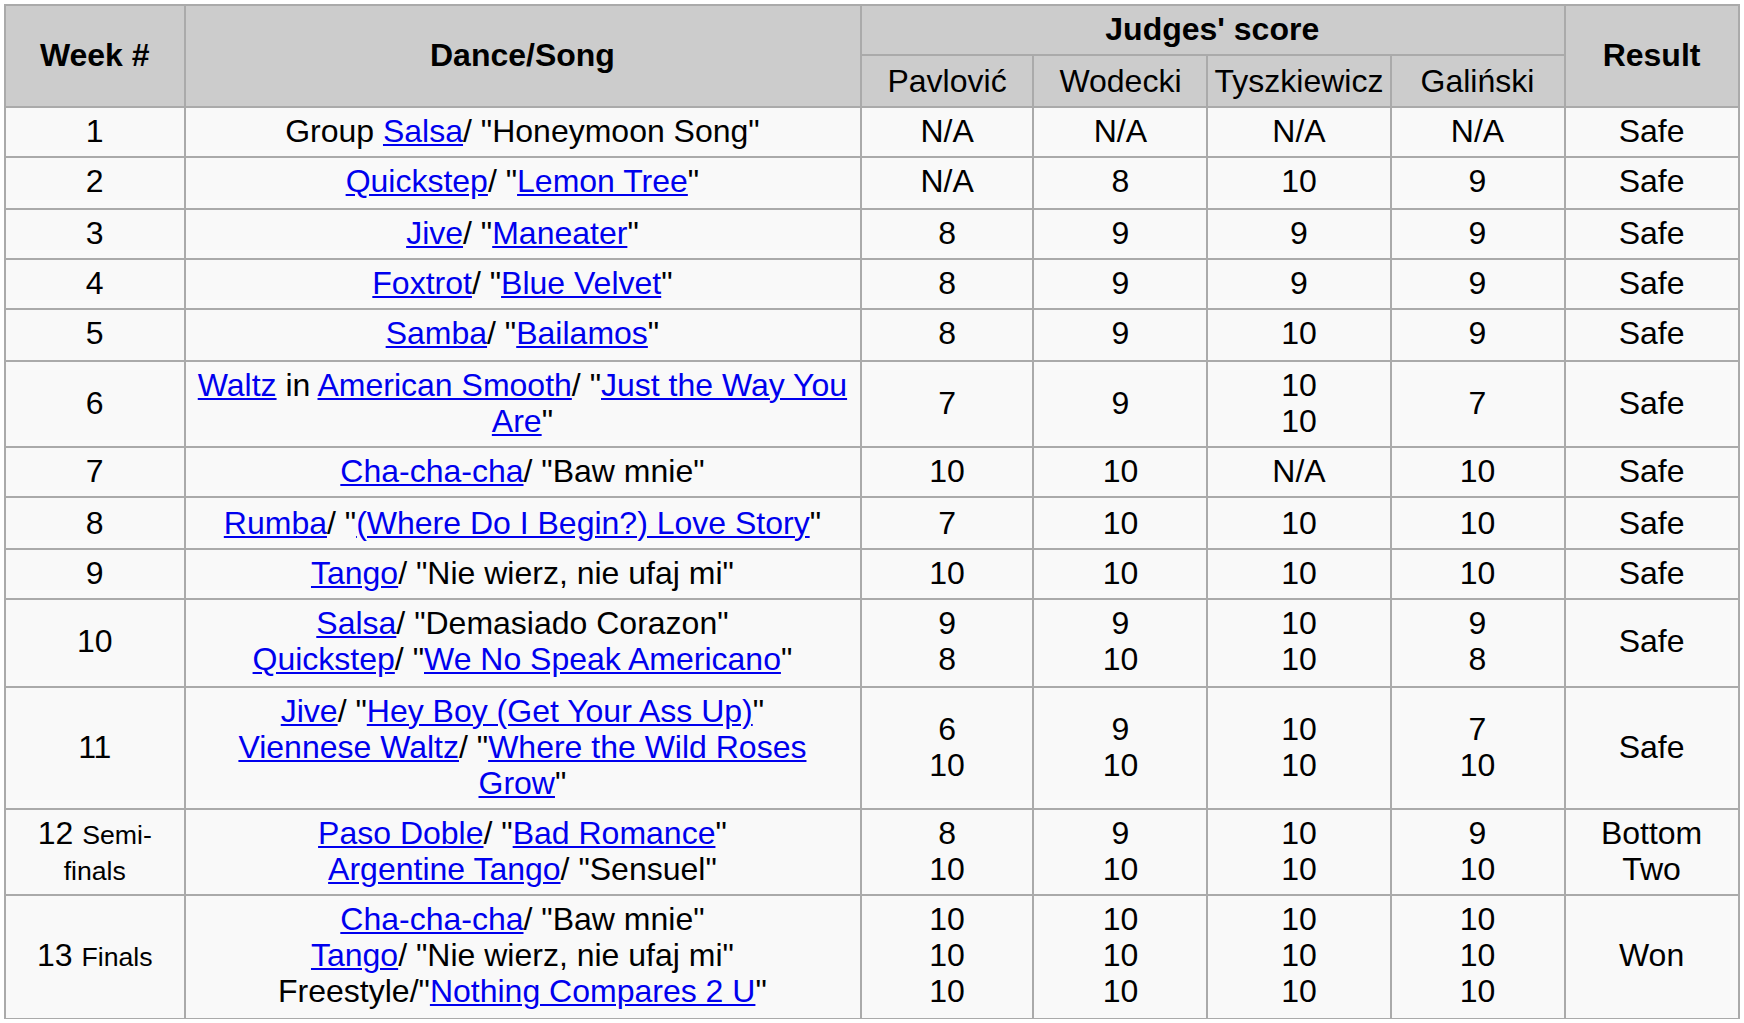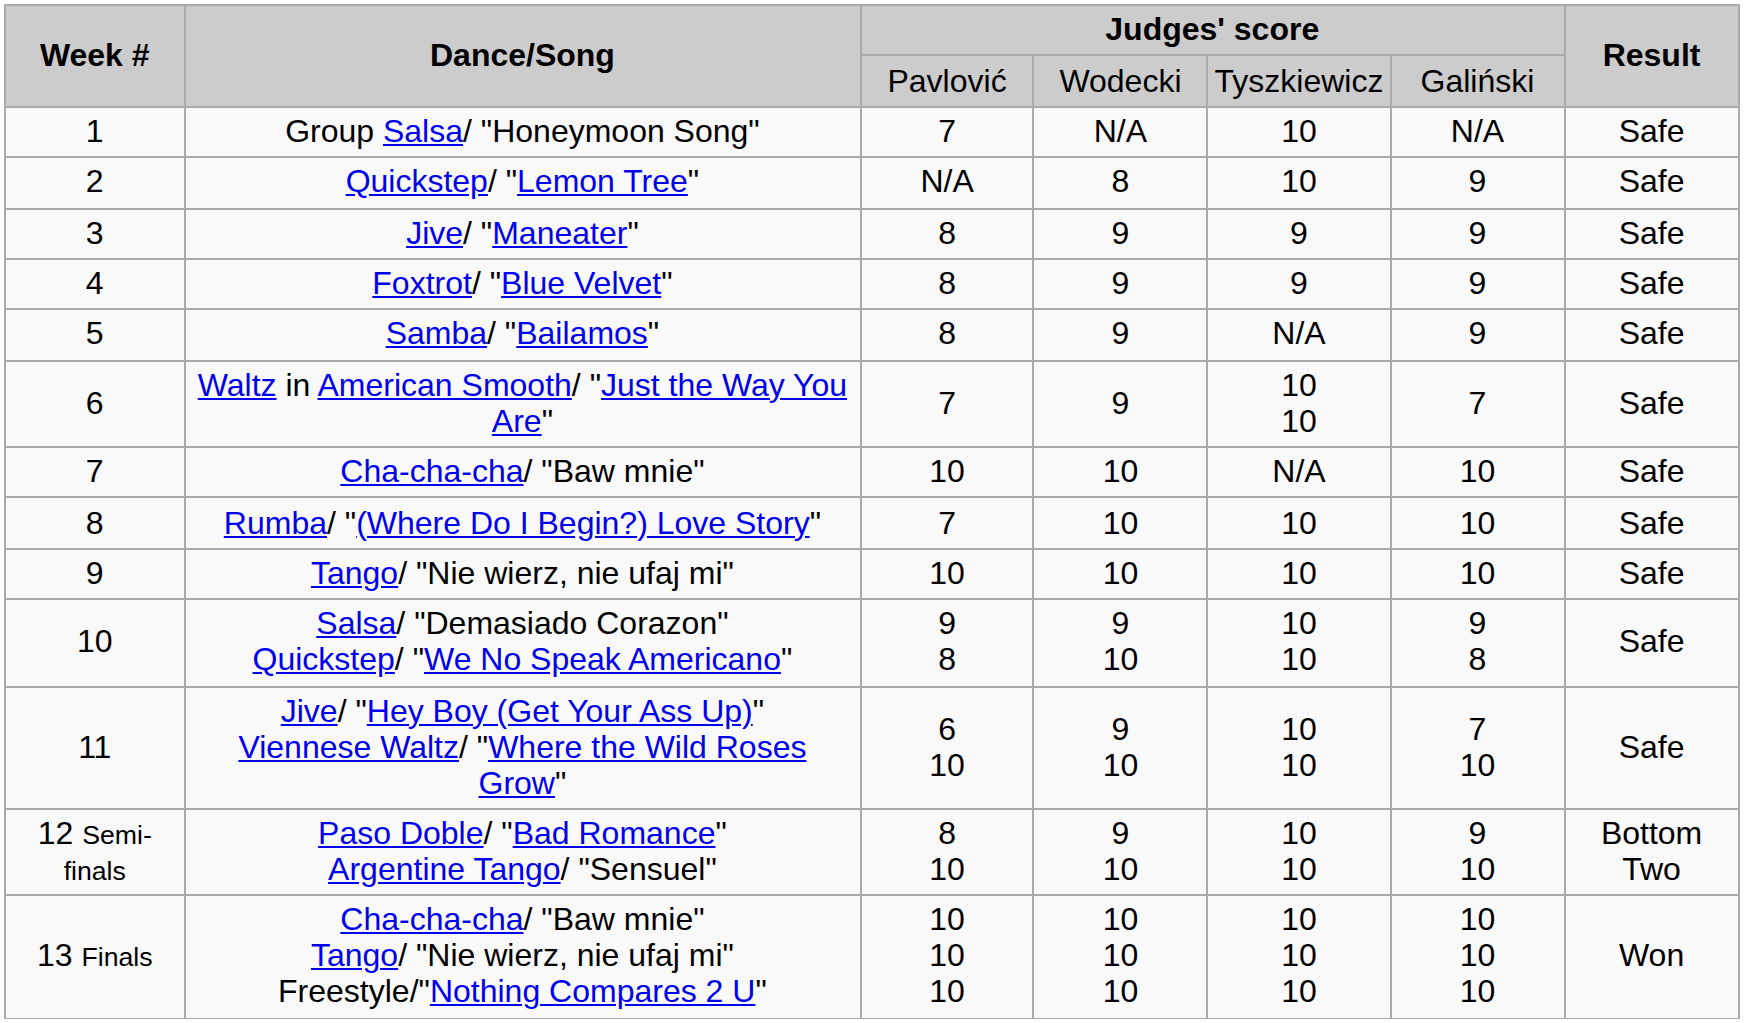(947, 131) N/A -> (947, 131) 7
(1299, 131) N/A -> (1299, 131) 10
(1299, 334) 10 -> (1299, 334) N/A
